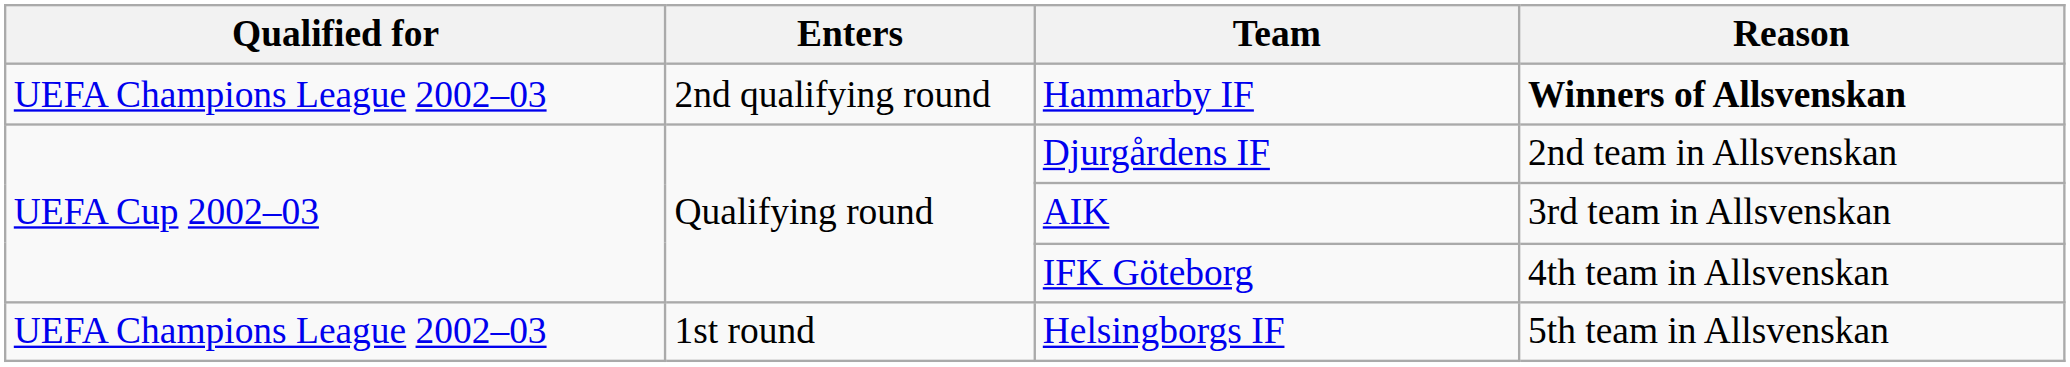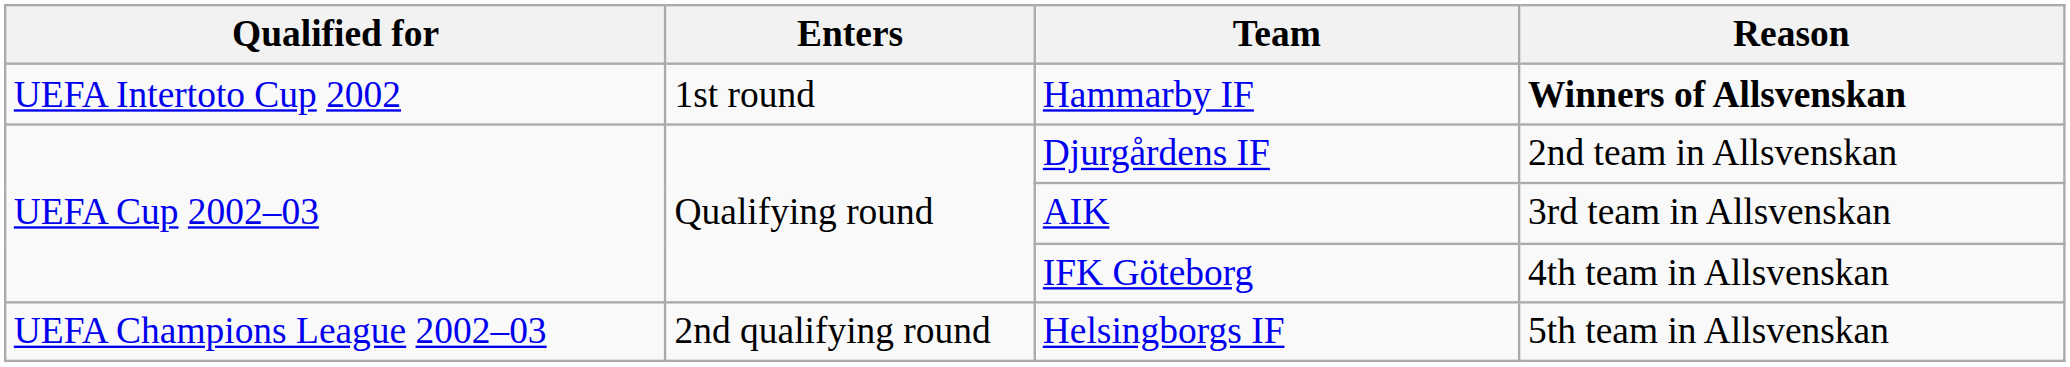(280, 93) UEFA Champions League 2002–03 -> (207, 93) UEFA Intertoto Cup 2002
(833, 93) 2nd qualifying round -> (745, 93) 1st round
(745, 331) 1st round -> (833, 331) 2nd qualifying round
